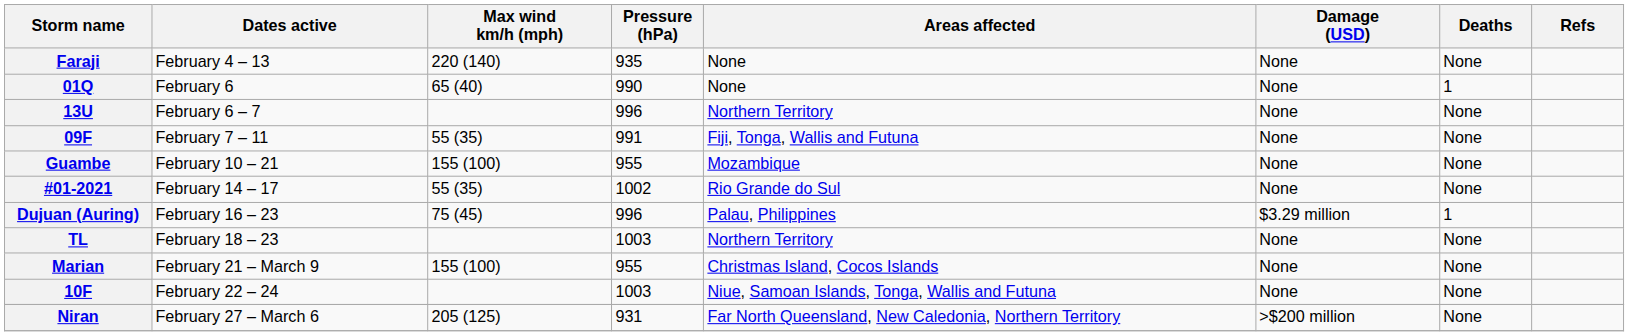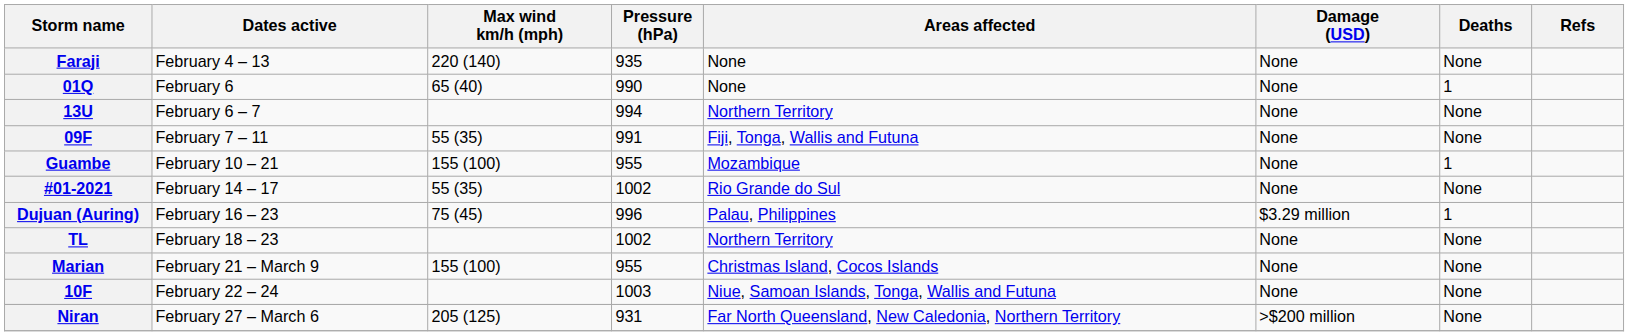(629, 112) 996 -> (629, 112) 994
(1463, 163) None -> (1448, 163) 1
(633, 240) 1003 -> (633, 240) 1002
